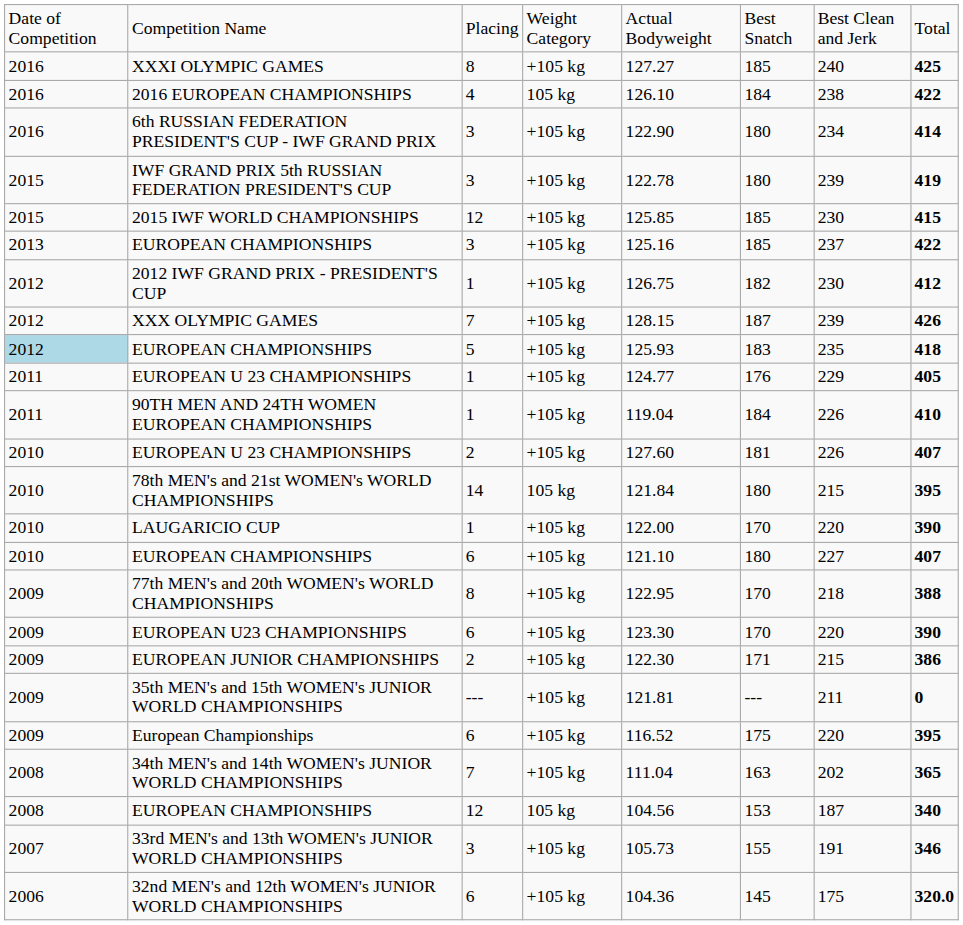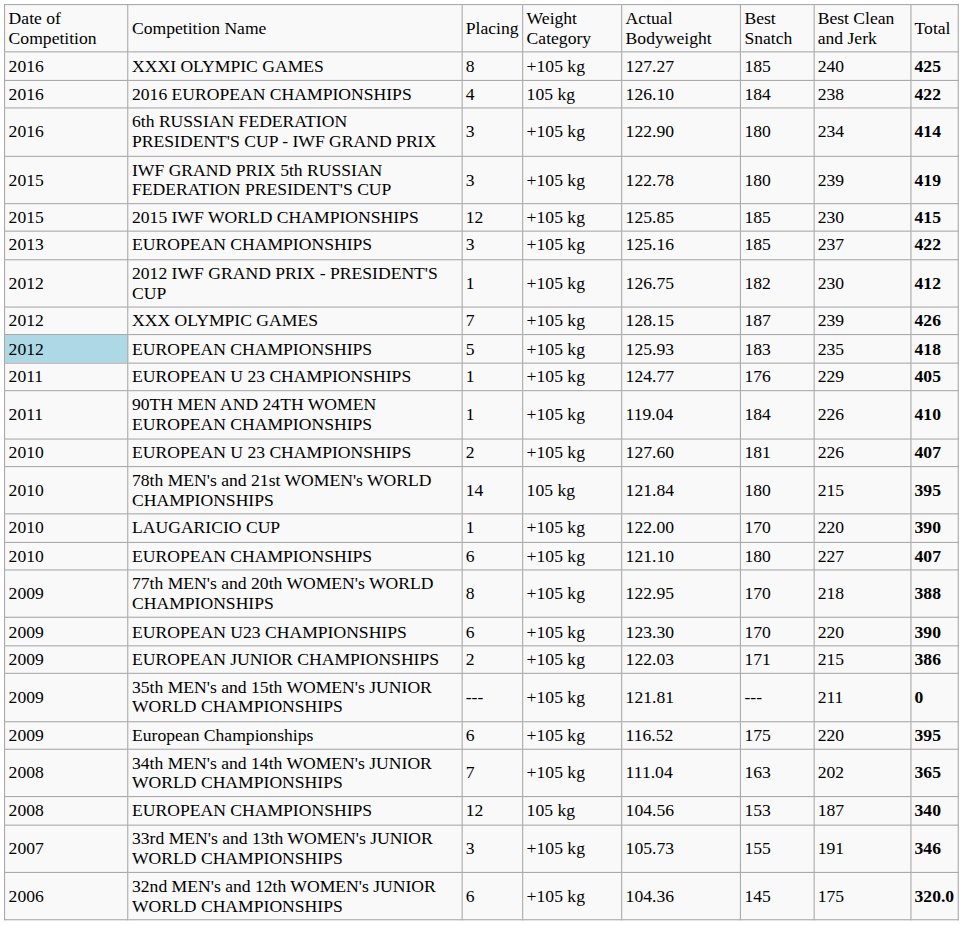(650, 659) 122.30 -> (650, 659) 122.03
